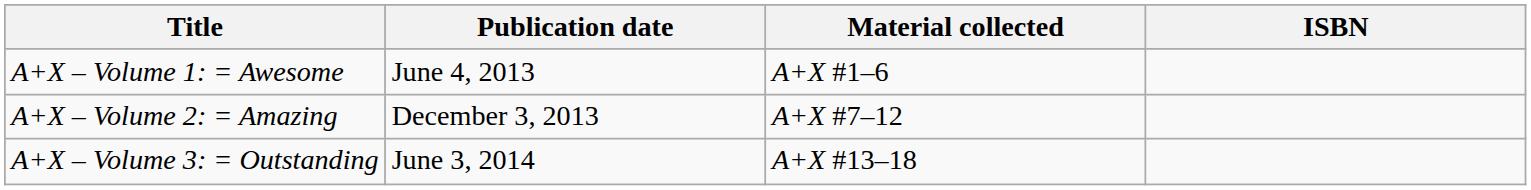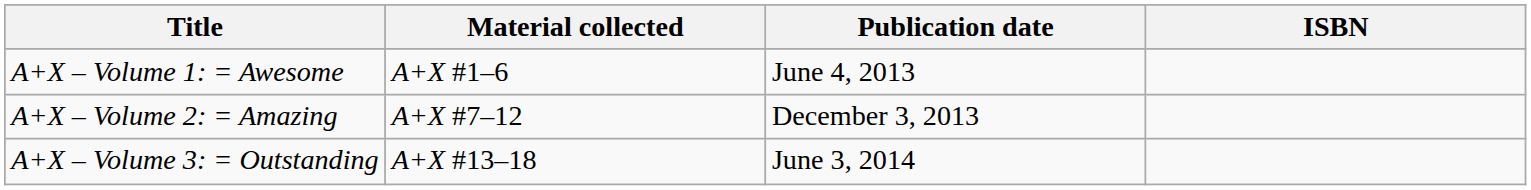columns swapped: (956, 26) <-> (575, 26)
